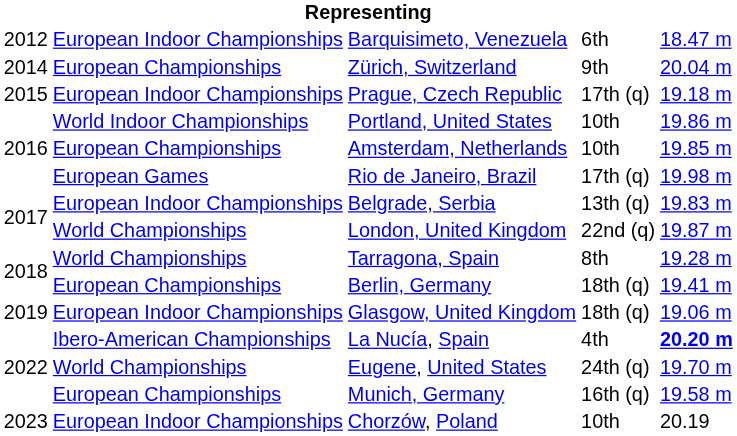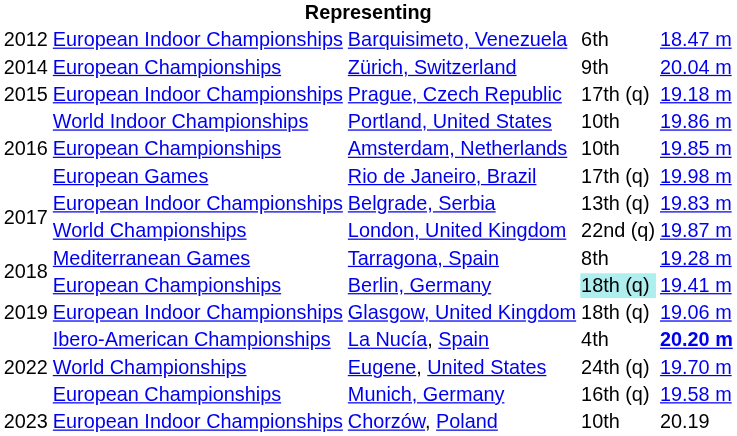(150, 258) World Championships -> (152, 258) Mediterranean Games
(615, 285) no background -> (615, 285) paleturquoise background
